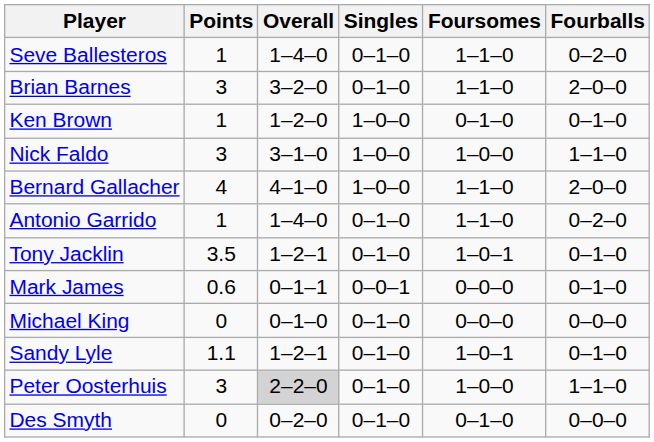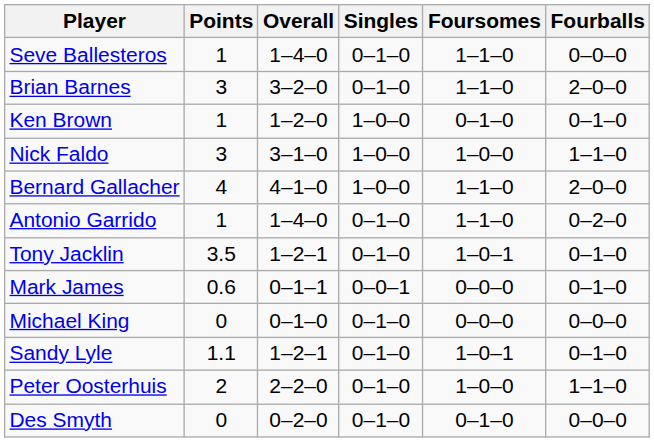(598, 54) 0–2–0 -> (598, 54) 0–0–0
(221, 386) 3 -> (221, 386) 2
(298, 386) lightgrey background -> (298, 386) no background
